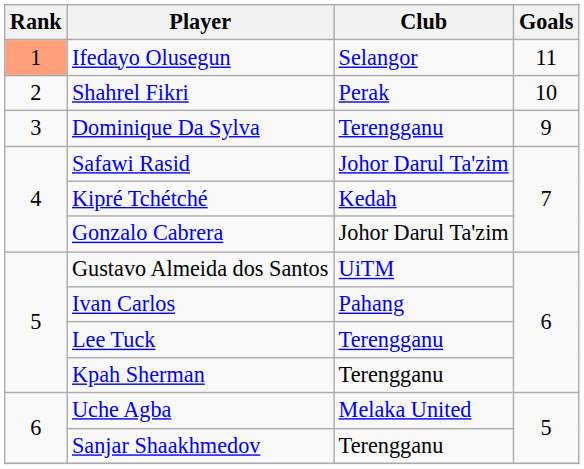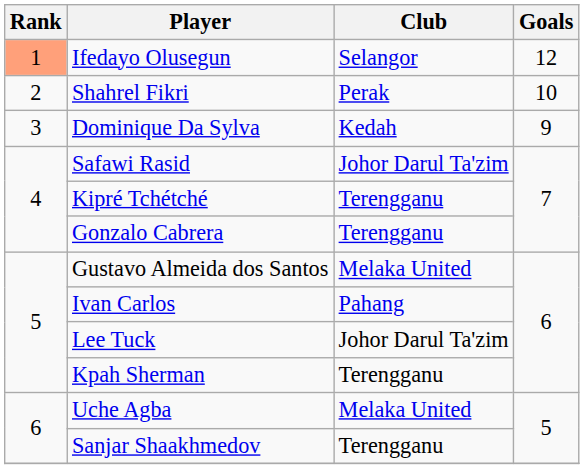(546, 57) 11 -> (546, 57) 12
(391, 127) Terengganu -> (368, 127) Kedah
(368, 198) Kedah -> (391, 198) Terengganu
(424, 233) Johor Darul Ta'zim -> (391, 233) Terengganu
(366, 269) UiTM -> (405, 269) Melaka United
(391, 339) Terengganu -> (424, 339) Johor Darul Ta'zim
